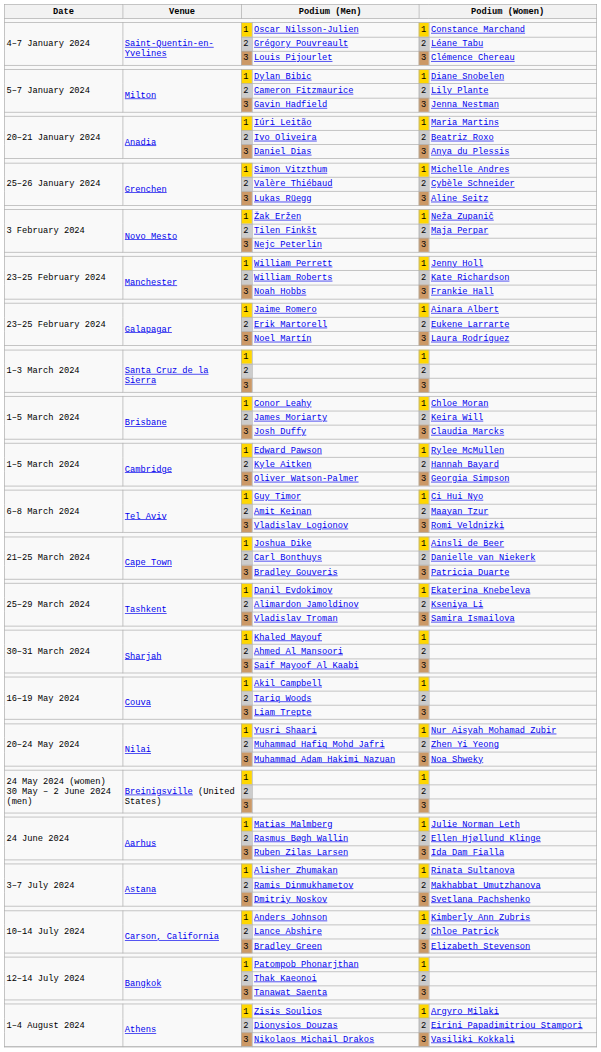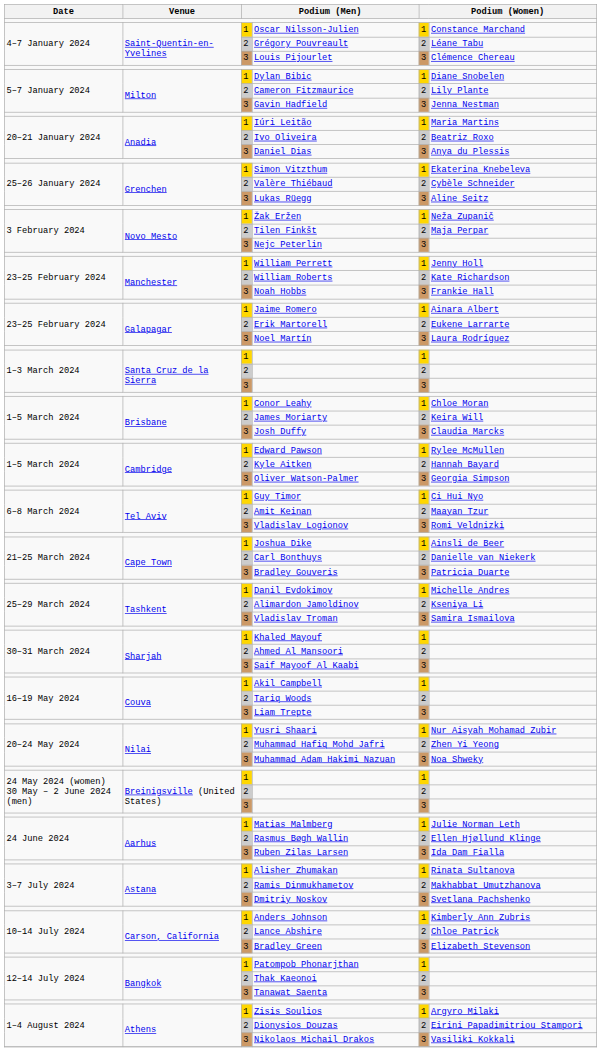(470, 170) Michelle Andres -> (481, 170) Ekaterina Knebeleva
(481, 591) Ekaterina Knebeleva -> (470, 591) Michelle Andres
